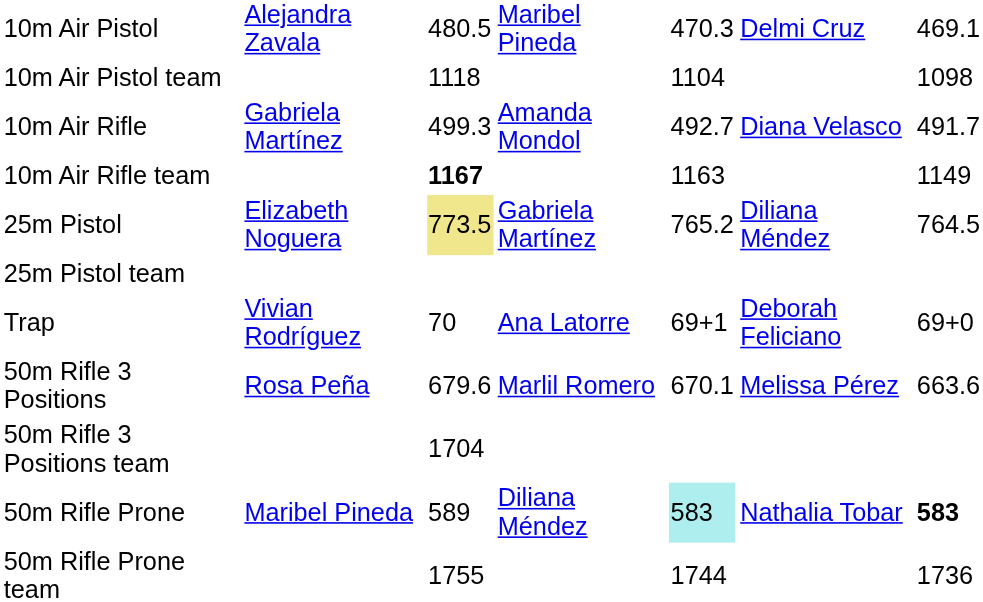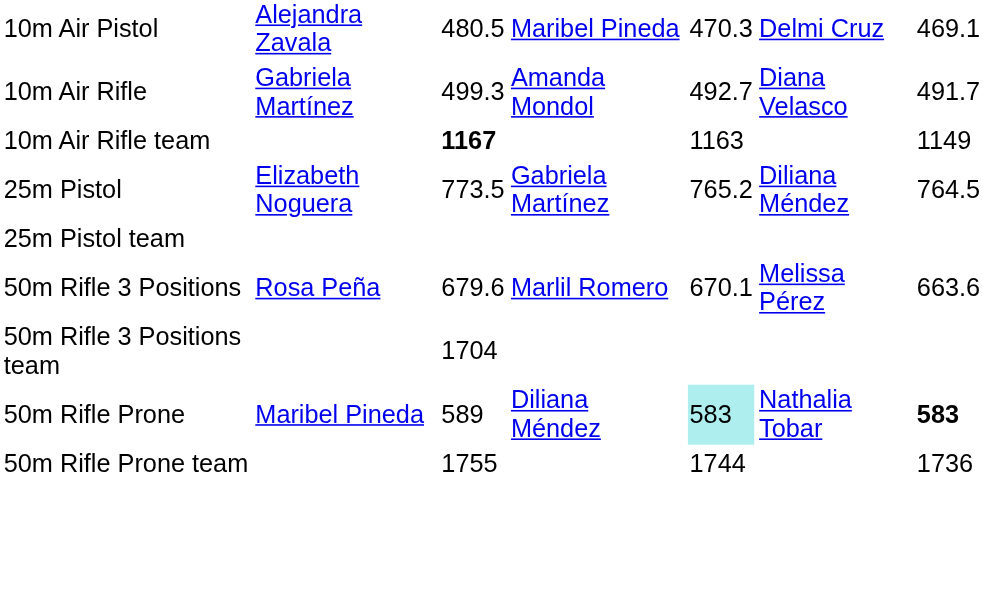- row: (113, 77)
(460, 224) khaki background -> (473, 190) no background
- row: (29, 322)
